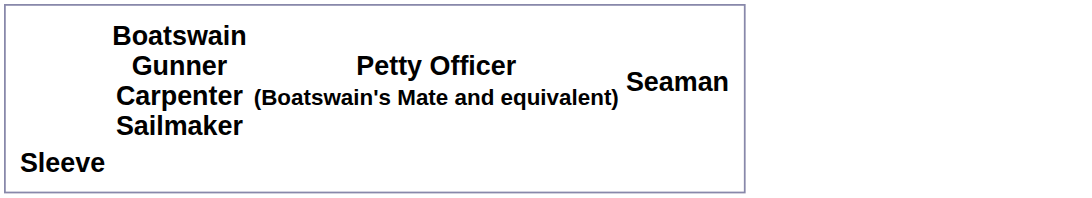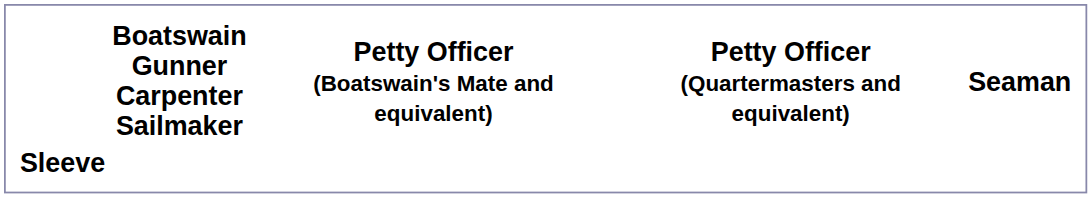+ column: (791, 80)
